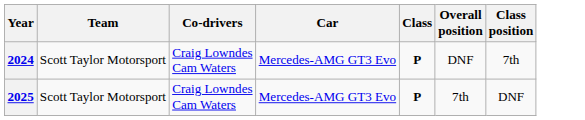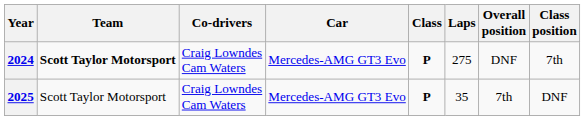+ column: (462, 23)
(103, 60) normal -> (108, 60) bold
